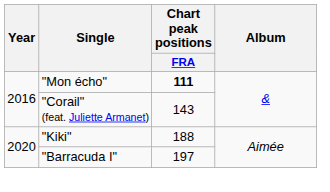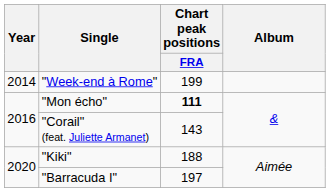+ row: (100, 81)
